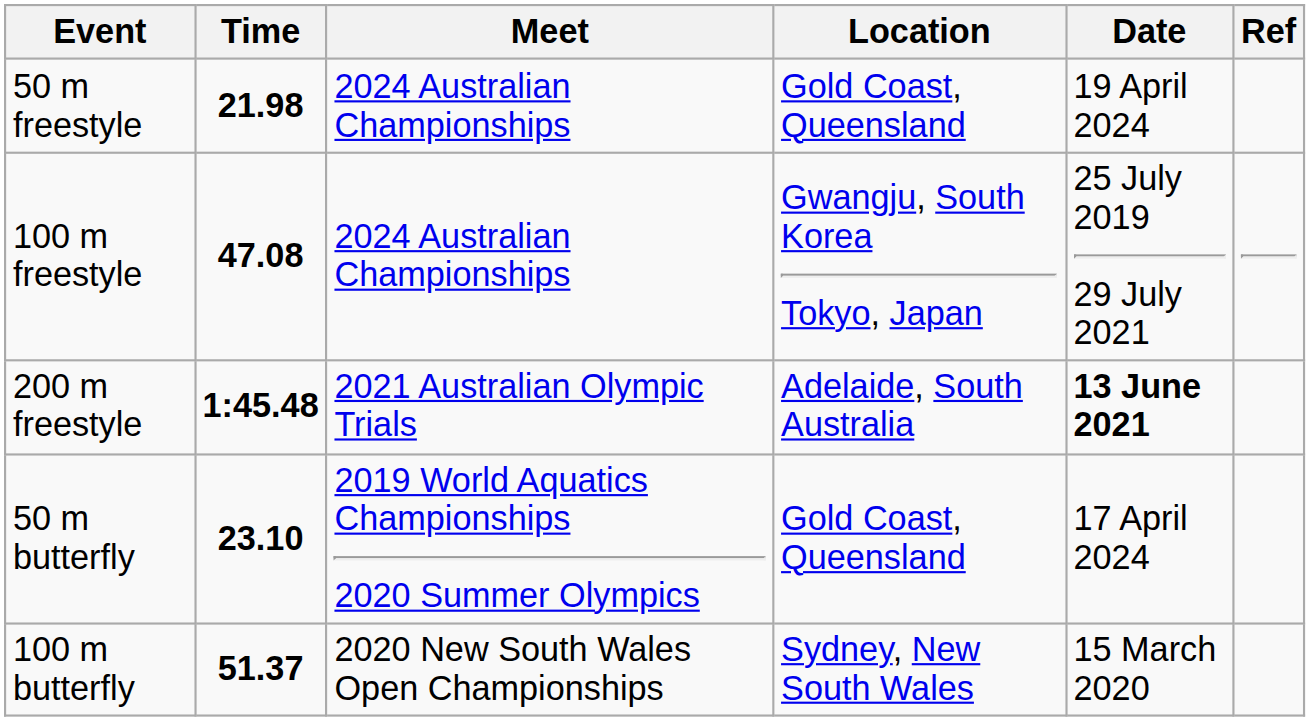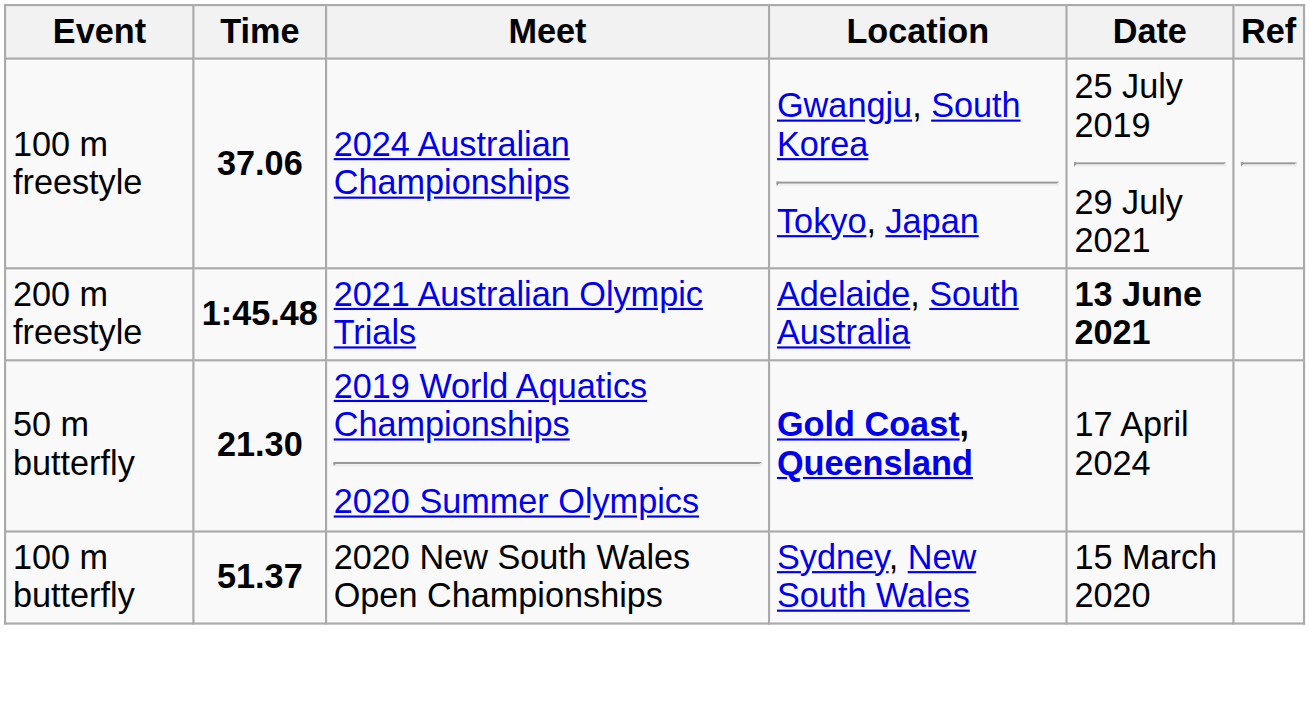- row: (78, 105)
(261, 255) 47.08 -> (260, 162) 37.06
(261, 537) 23.10 -> (260, 444) 21.30
(873, 537) normal -> (875, 444) bold
